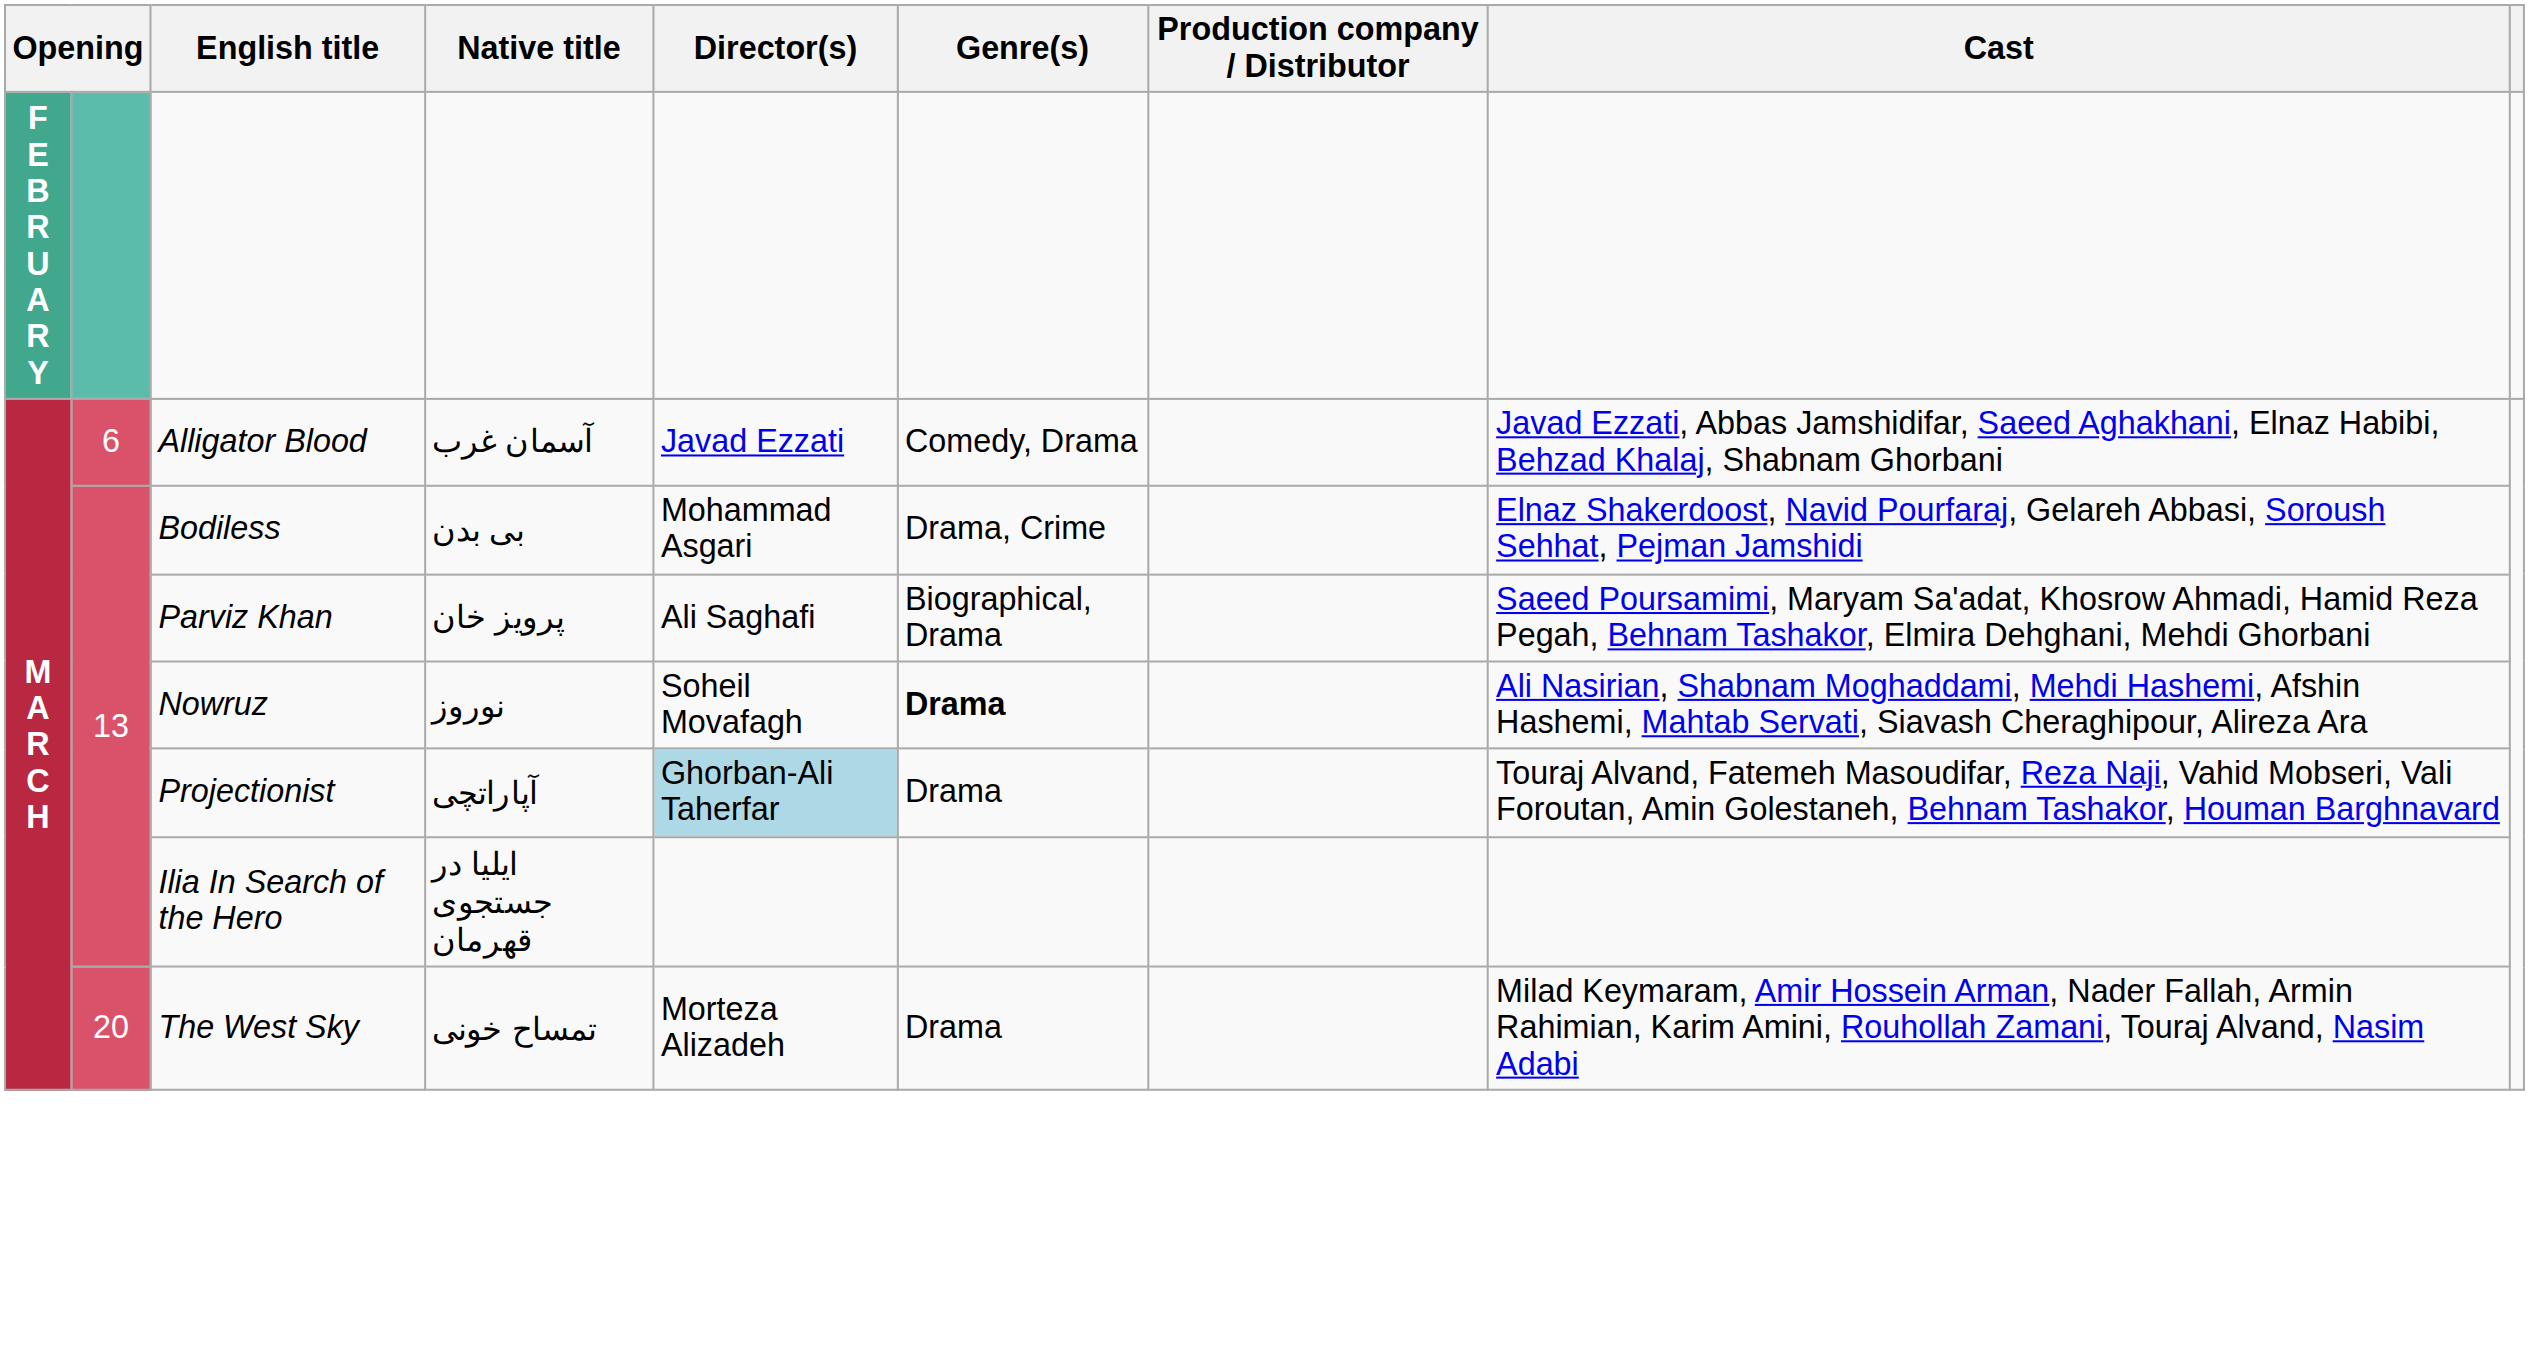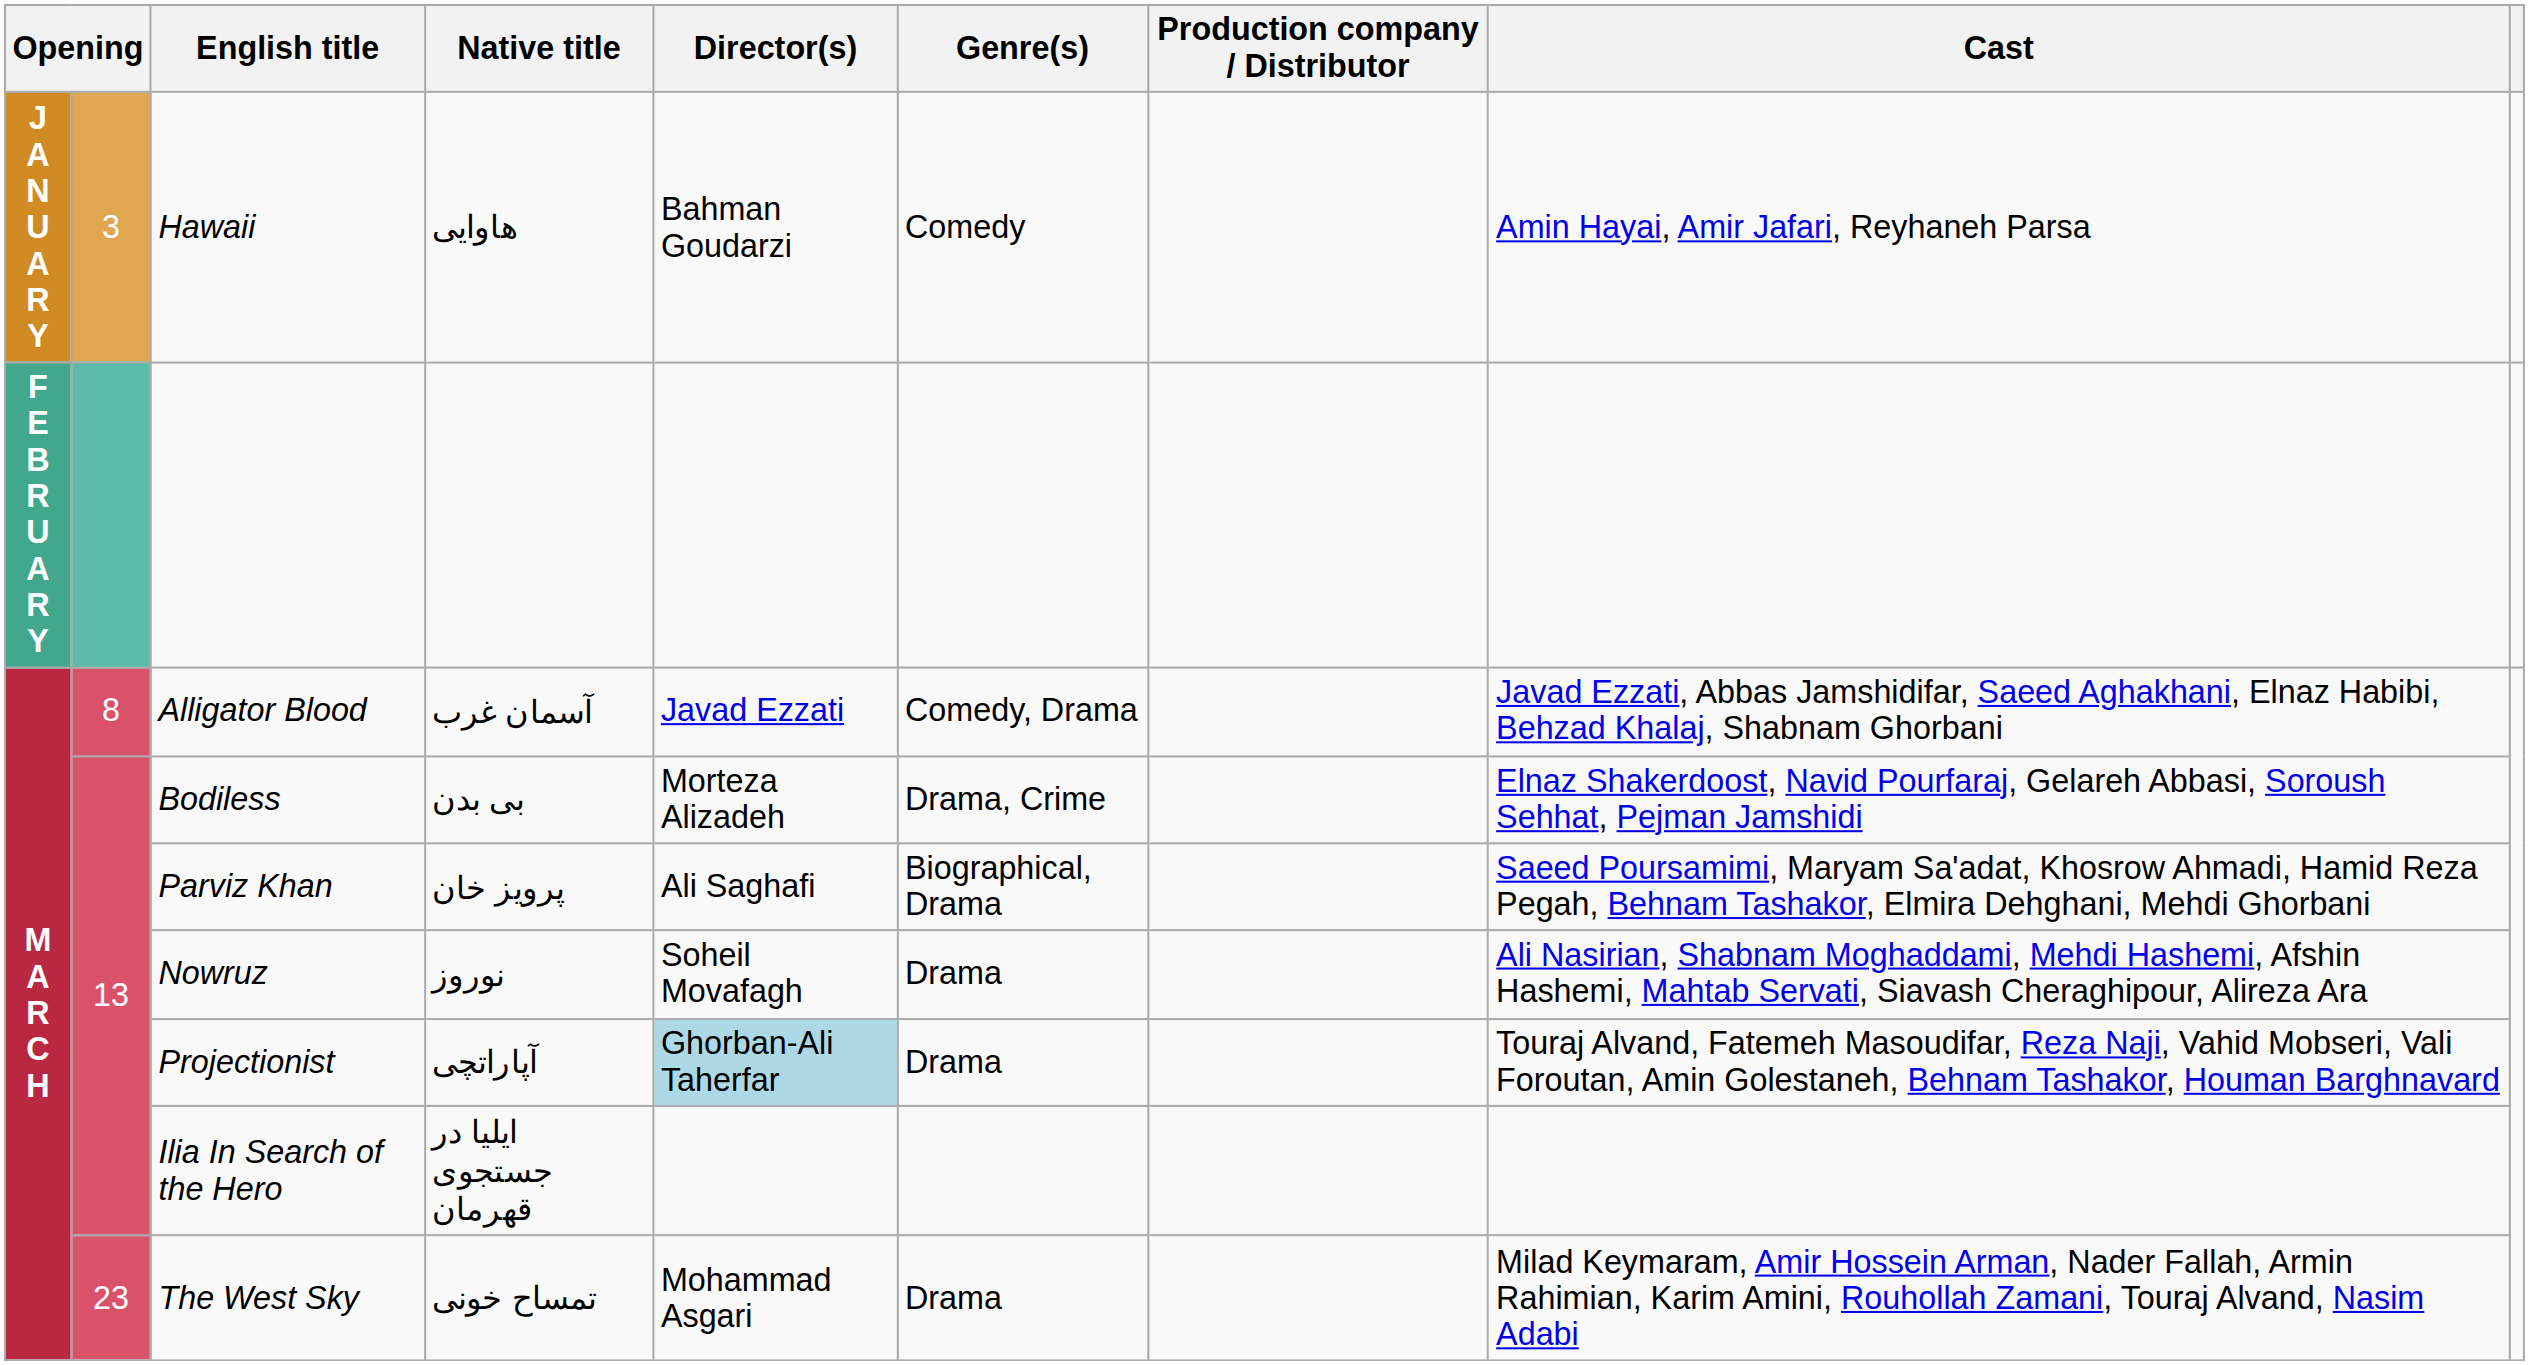+ row: (207, 226)
(111, 441) 6 -> (111, 711) 8
(746, 529) Mohammad Asgari -> (723, 798) Morteza Alizadeh
(955, 704) bold -> (953, 973) normal
(111, 1028) 20 -> (111, 1297) 23
(723, 1028) Morteza Alizadeh -> (746, 1297) Mohammad Asgari
